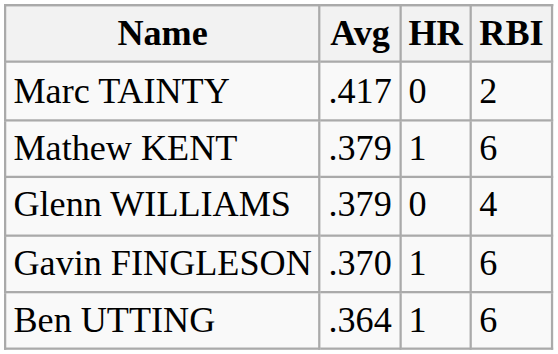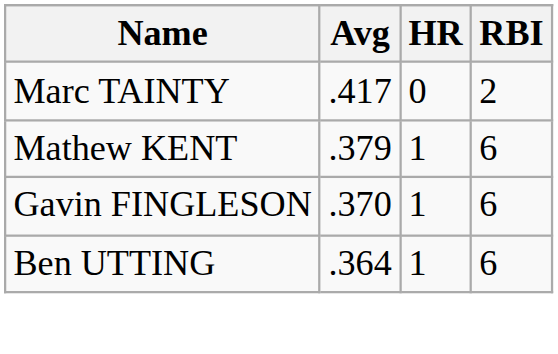- row: (152, 205)
